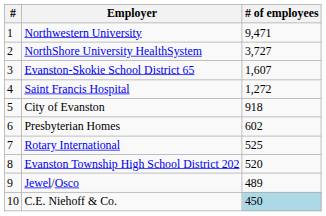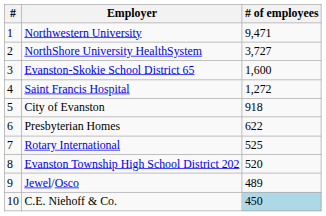(258, 70) 1,607 -> (258, 70) 1,600
(254, 126) 602 -> (254, 126) 622
